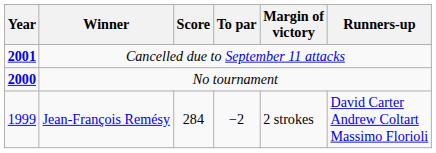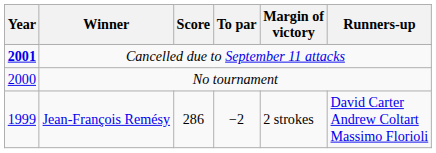(22, 79) bold -> (22, 79) normal
(193, 119) 284 -> (193, 119) 286
